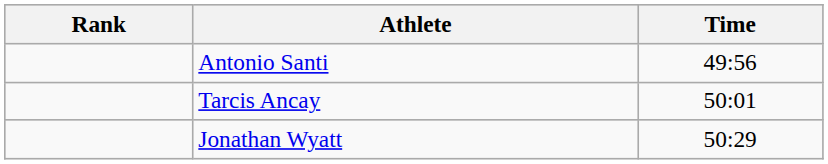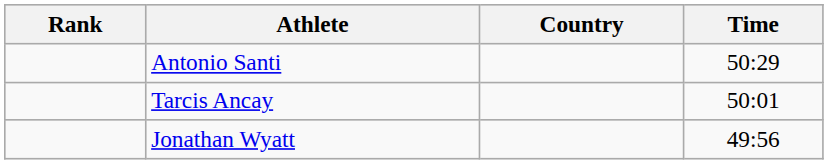+ column: (582, 24)
(730, 62) 49:56 -> (753, 62) 50:29
(730, 139) 50:29 -> (753, 139) 49:56
